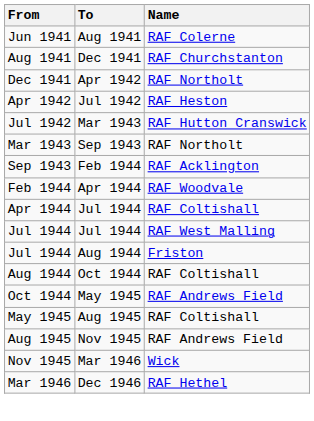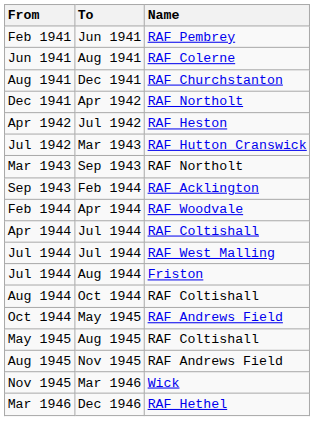+ row: (40, 37)
